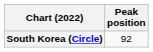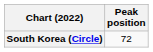(126, 39) 92 -> (126, 39) 72
